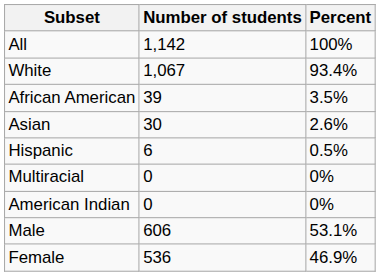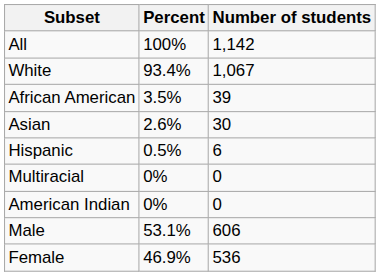columns swapped: (222, 17) <-> (340, 17)
